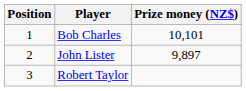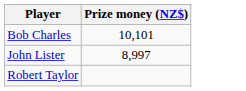- column: (29, 14)
(186, 55) 9,897 -> (136, 55) 8,997
